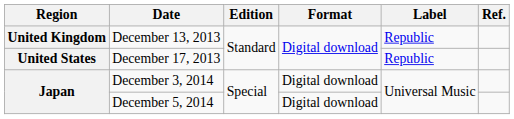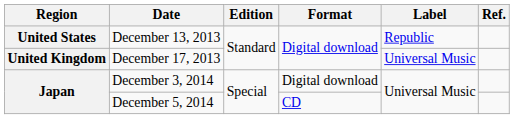(57, 37) United Kingdom -> (57, 37) United States
(57, 59) United States -> (57, 59) United Kingdom
(409, 59) Republic -> (430, 59) Universal Music
(330, 102) Digital download -> (291, 102) CD
